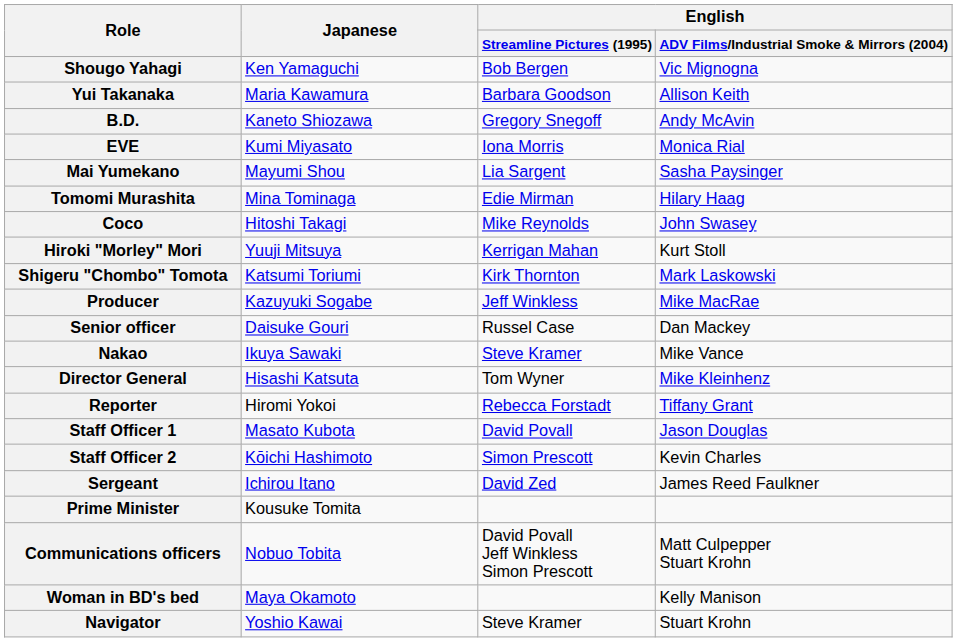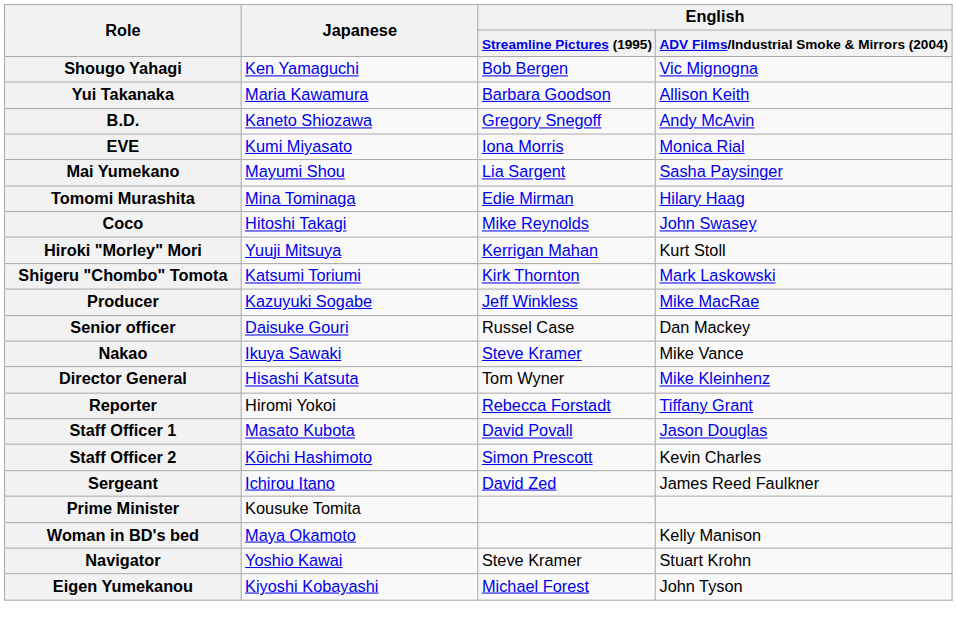- row: (123, 553)
+ row: (123, 586)
